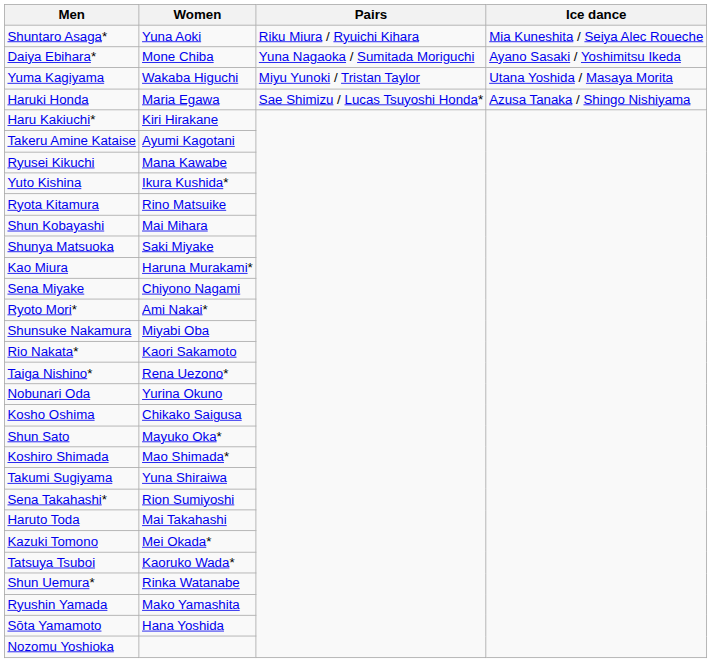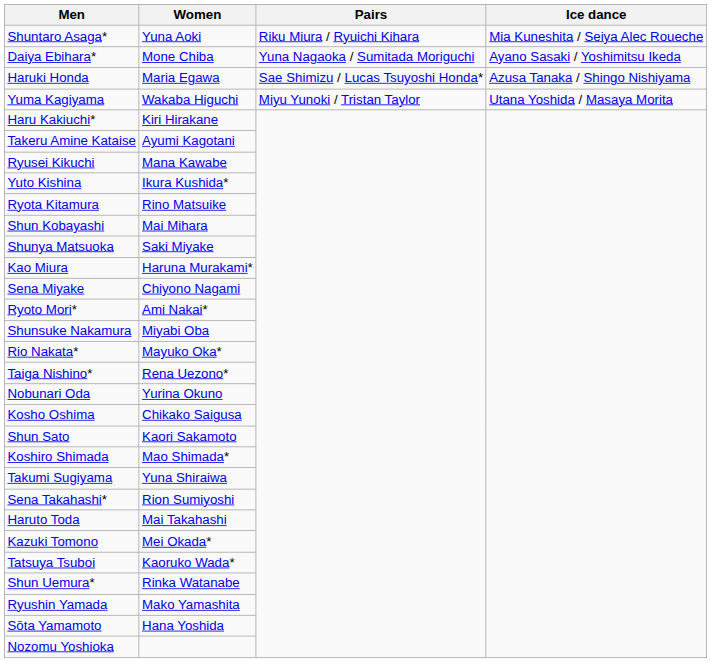rows swapped: (48, 99) <-> (56, 78)
(189, 352) Kaori Sakamoto -> (182, 352) Mayuko Oka*
(182, 436) Mayuko Oka* -> (189, 436) Kaori Sakamoto
